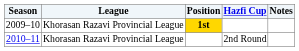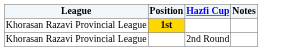- column: (23, 11)
